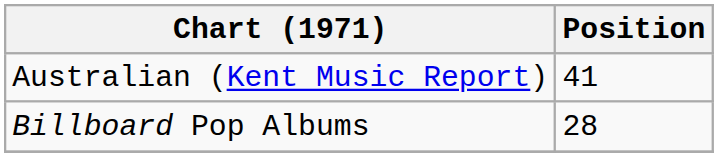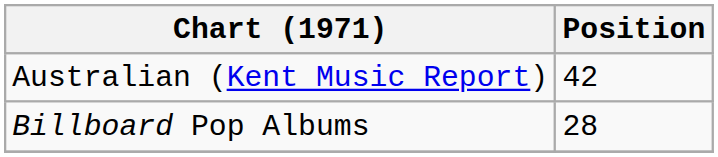(580, 78) 41 -> (580, 78) 42
